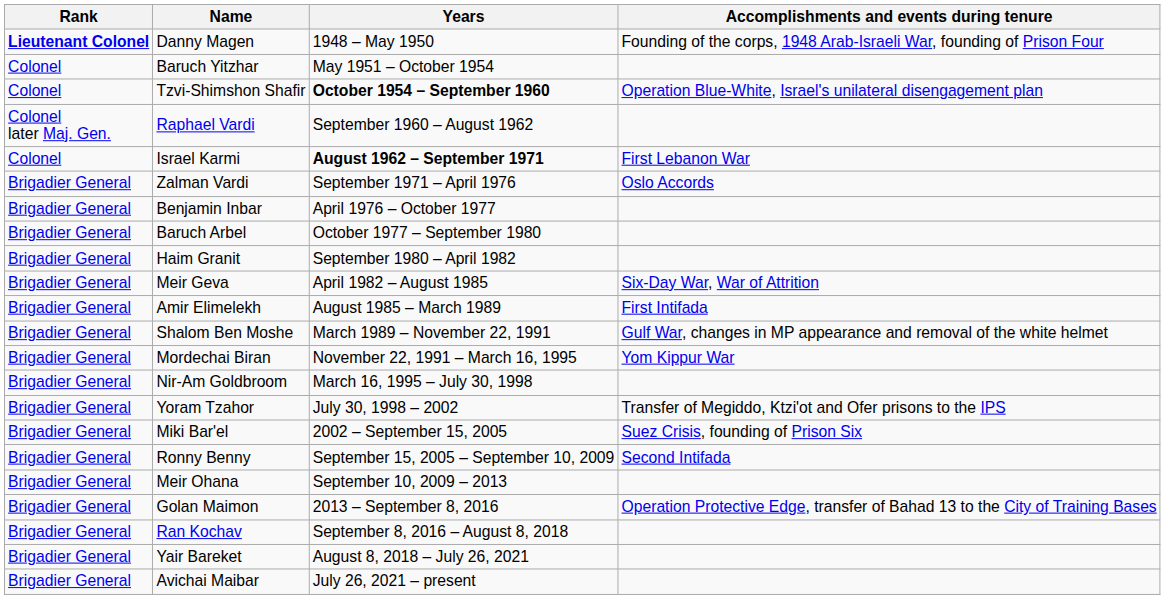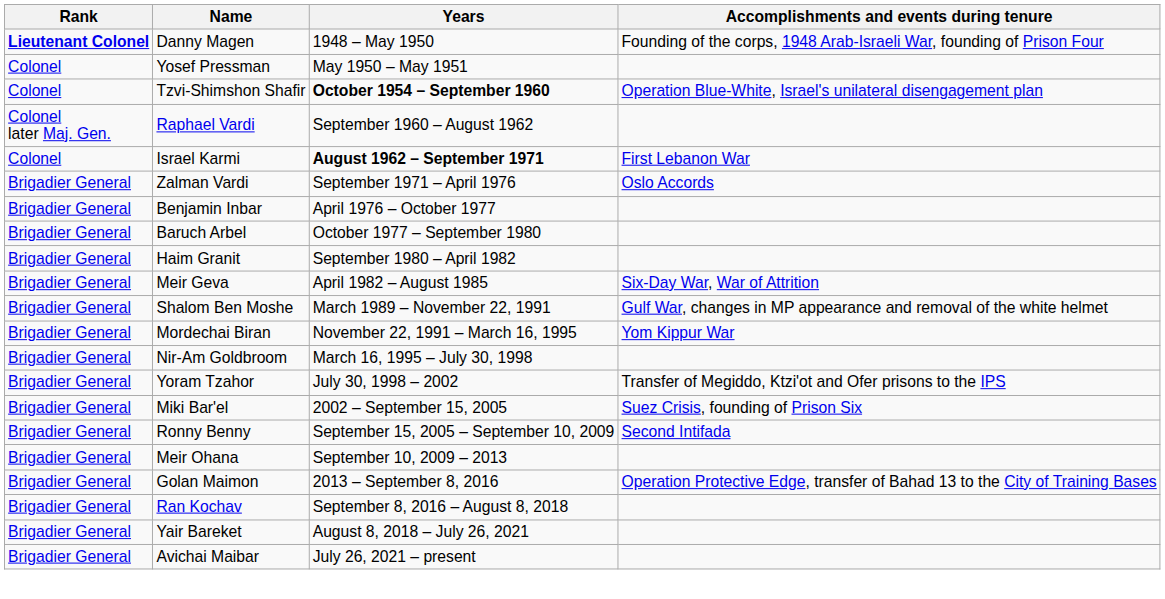+ row: (213, 66)
- row: (207, 66)
- row: (209, 308)
